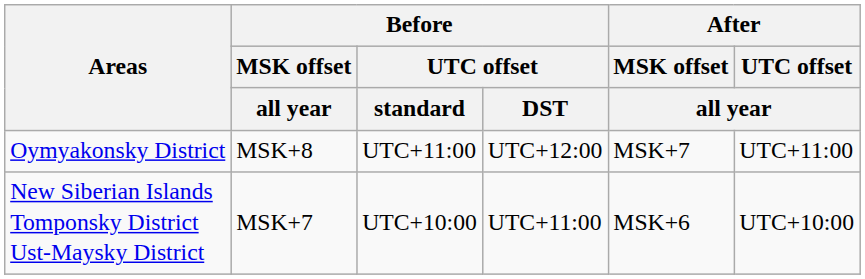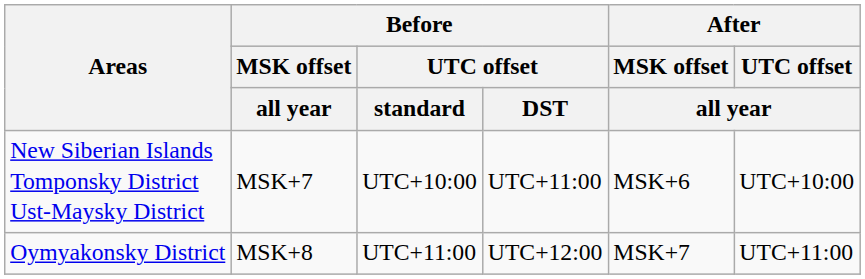rows swapped: (118, 149) <-> (111, 222)
